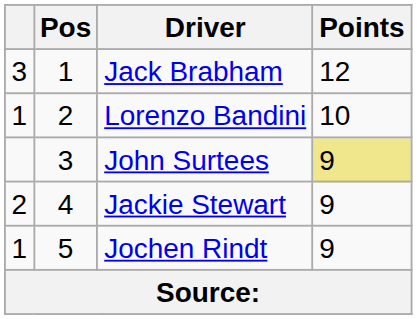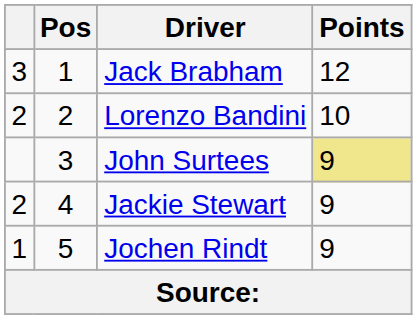(19, 116) 1 -> (19, 116) 2
